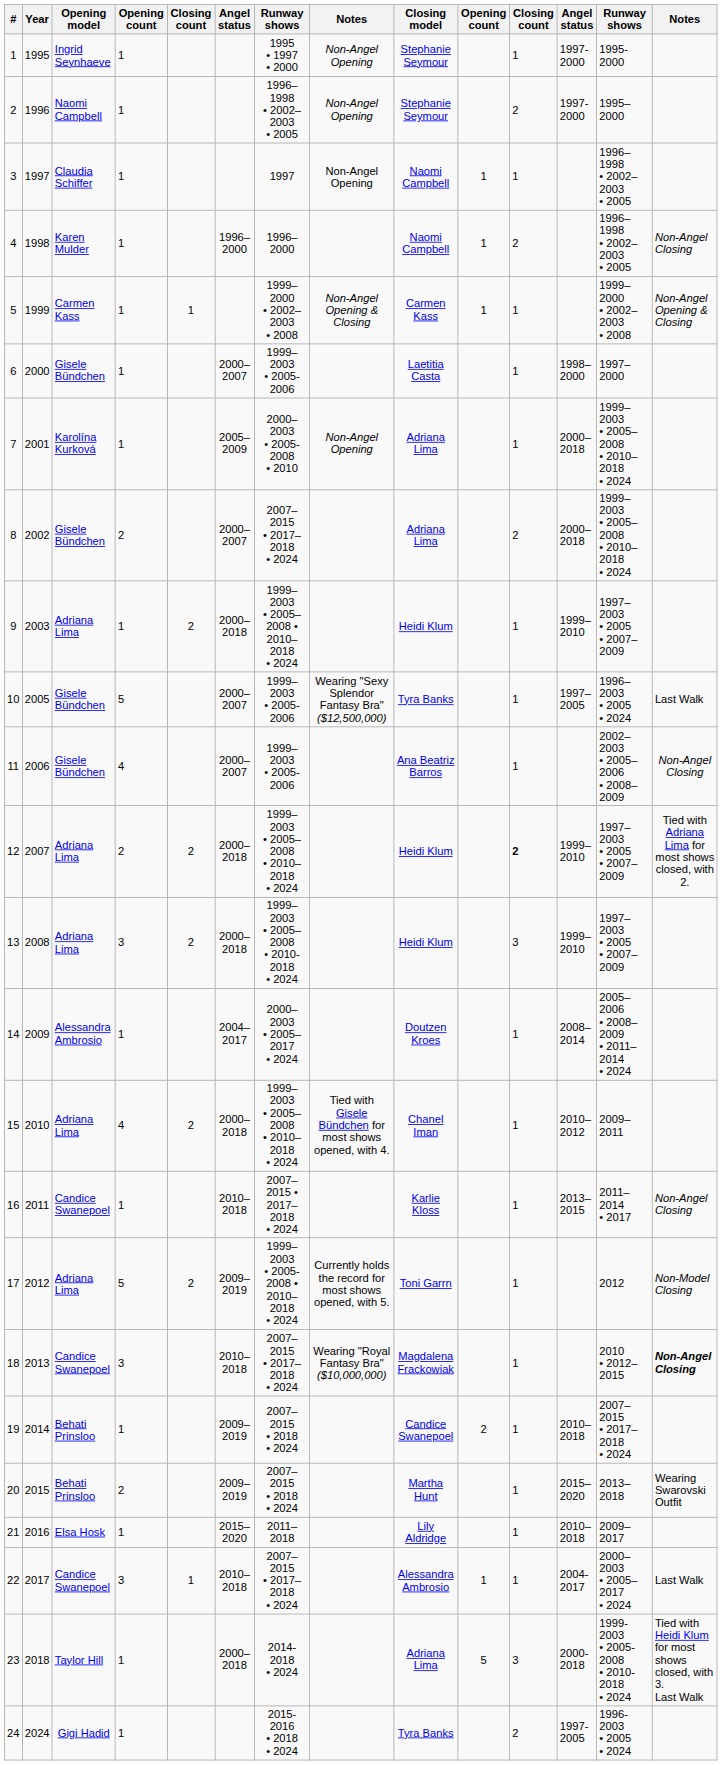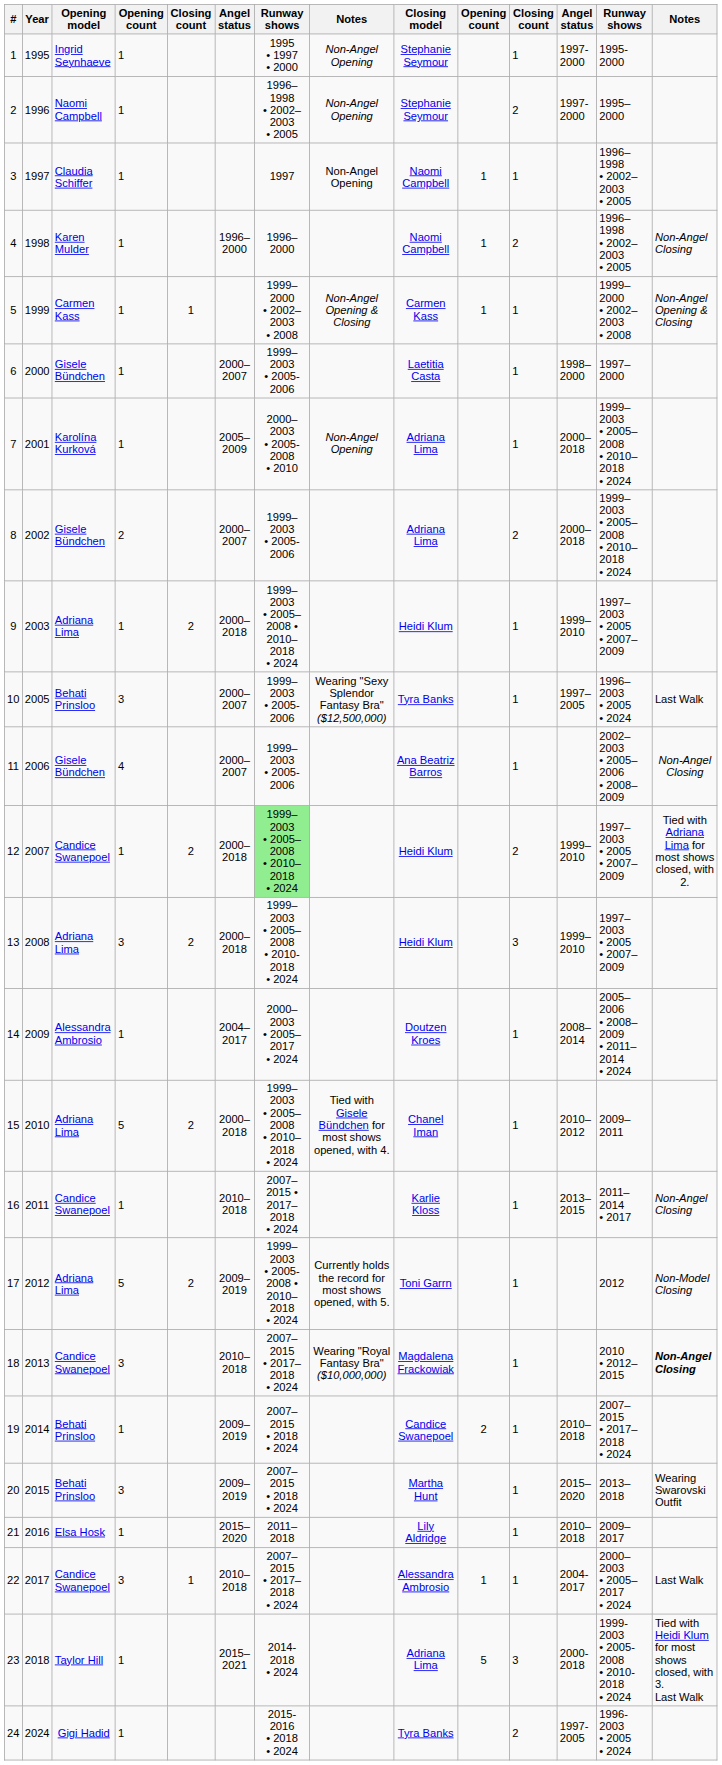(282, 535) 2007–2015 • 2017–2018 • 2024 -> (282, 535) 1999–2003 • 2005-2006
(80, 699) Gisele Bündchen -> (75, 699) Behati Prinsloo
(121, 699) 5 -> (121, 699) 3
(74, 851) Adriana Lima -> (82, 851) Candice Swanepoel
(121, 851) 2 -> (121, 851) 1
(282, 851) no background -> (282, 851) lightgreen background
(515, 851) bold -> (515, 851) normal
(121, 1125) 4 -> (121, 1125) 5
(121, 1490) 2 -> (121, 1490) 3
(234, 1659) 2000–2018 -> (234, 1659) 2015–2021
